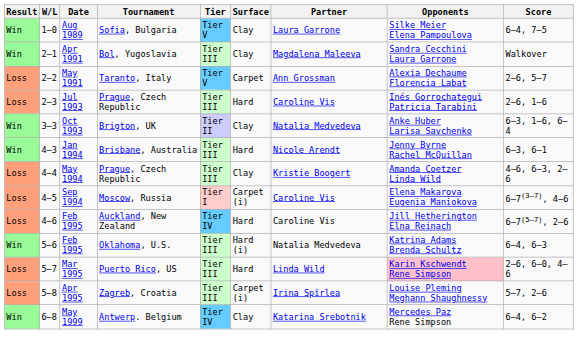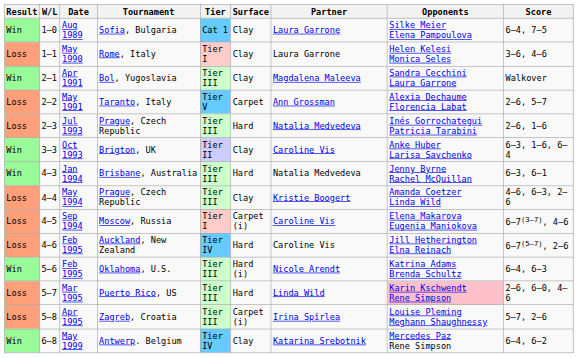(213, 30) Tier V -> (215, 30) Cat 1
+ row: (72, 54)
(304, 102) Caroline Vis -> (317, 126) Natalia Medvedeva
(317, 126) Natalia Medvedeva -> (304, 150) Caroline Vis
(307, 150) Nicole Arendt -> (317, 174) Natalia Medvedeva
(317, 245) Natalia Medvedeva -> (307, 269) Nicole Arendt
